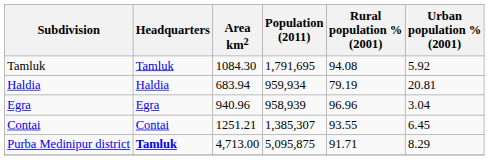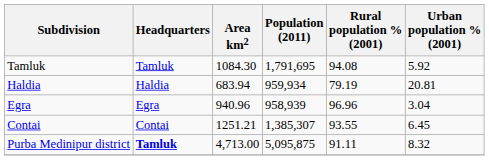(343, 144) 91.71 -> (343, 144) 91.11
(419, 144) 8.29 -> (419, 144) 8.32
